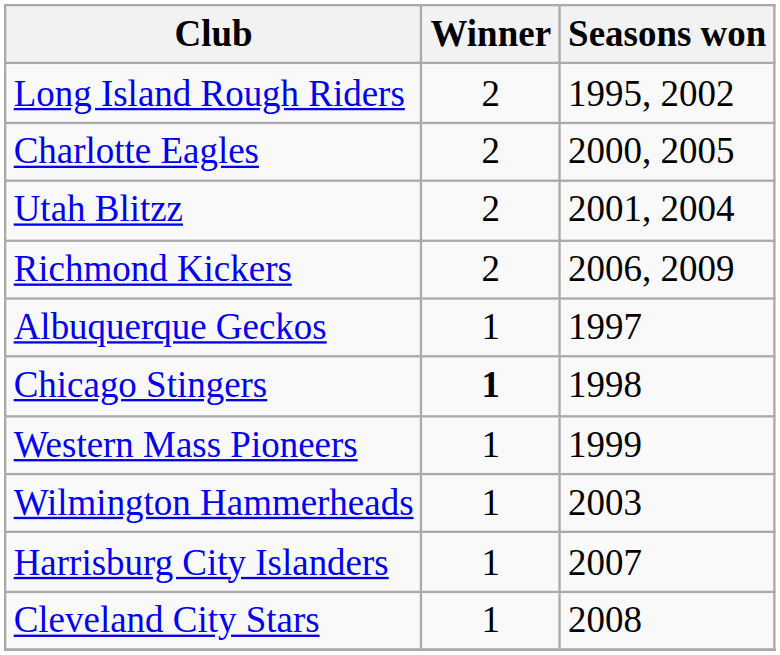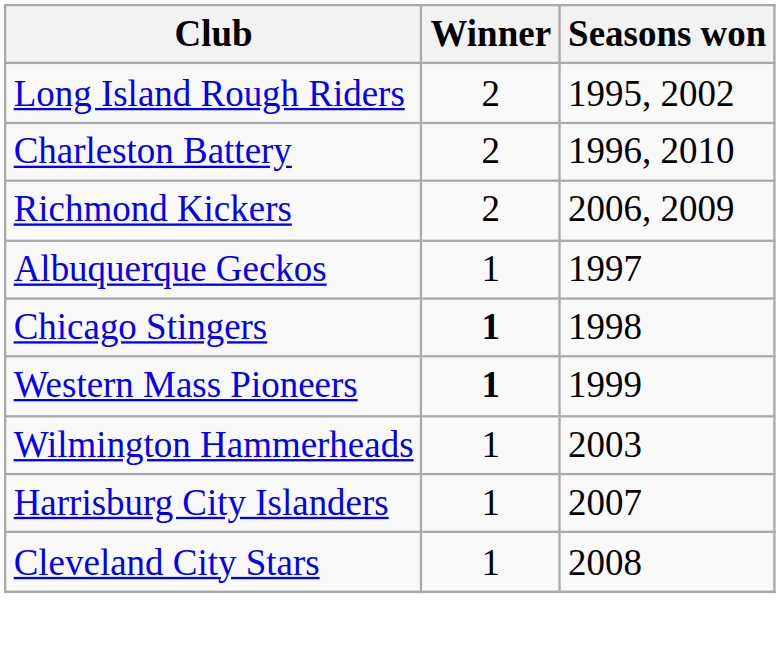+ row: (153, 151)
- row: (136, 151)
- row: (98, 209)
(491, 444) normal -> (491, 385) bold
